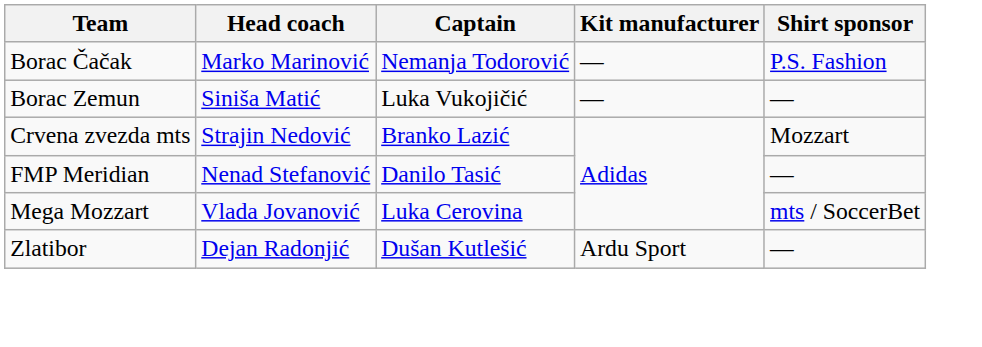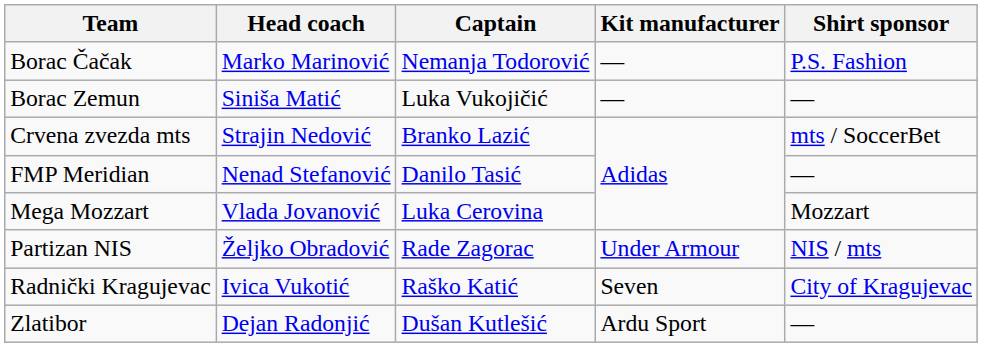(810, 135) Mozzart -> (865, 135) mts / SoccerBet
(845, 211) mts / SoccerBet -> (830, 211) Mozzart
+ row: (71, 248)
+ row: (110, 286)
